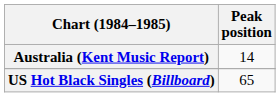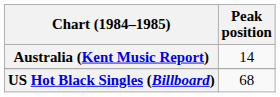(247, 80) 65 -> (247, 80) 68
